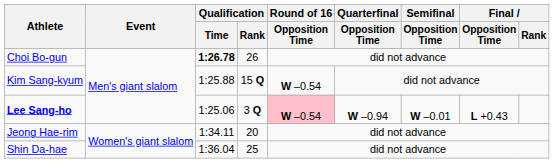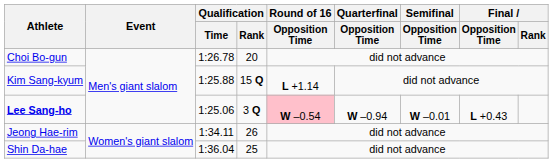(217, 58) bold -> (216, 58) normal
(252, 58) 26 -> (252, 58) 20
(301, 87) W –0.54 -> (300, 87) L +1.14
(252, 133) 20 -> (252, 133) 26
